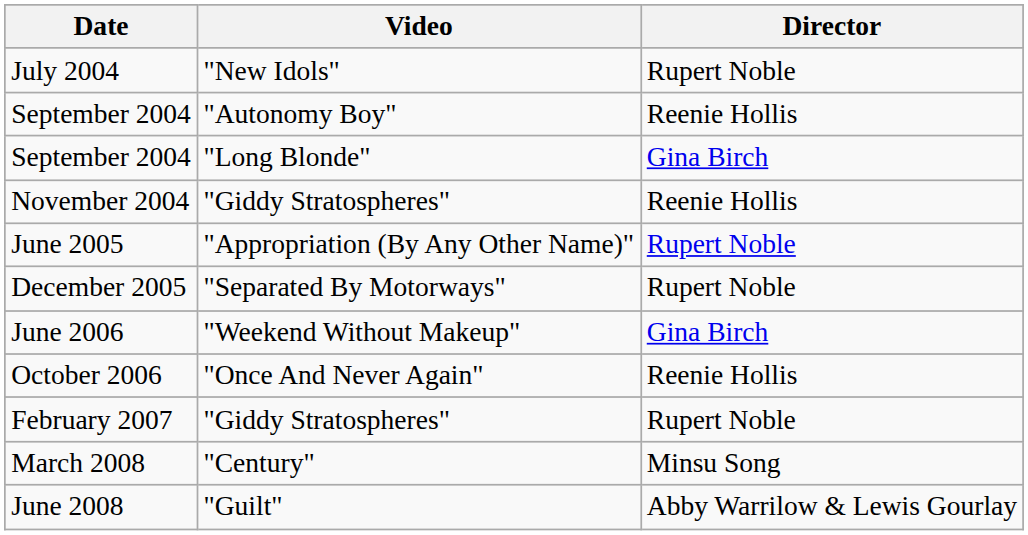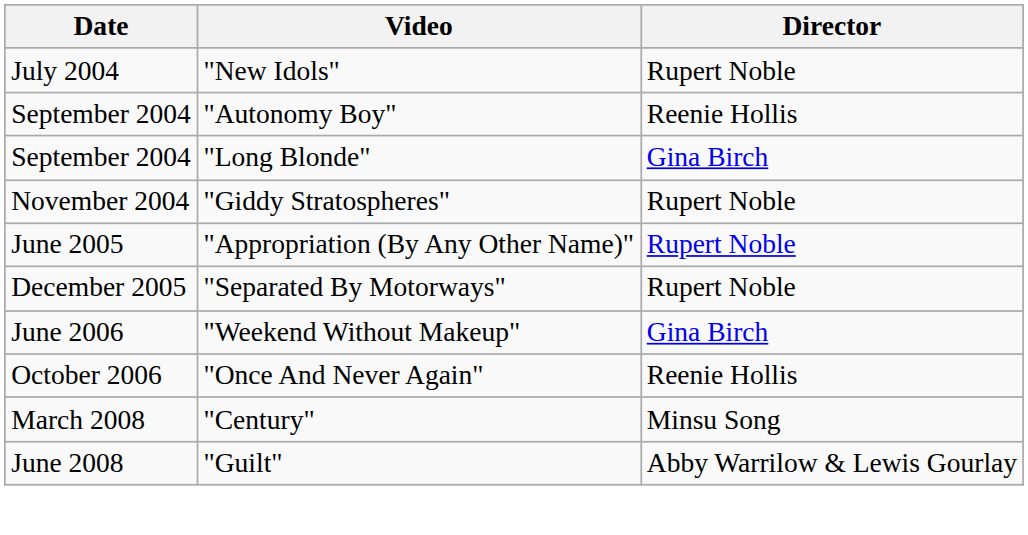(722, 200) Reenie Hollis -> (721, 200) Rupert Noble
- row: (92, 419)
